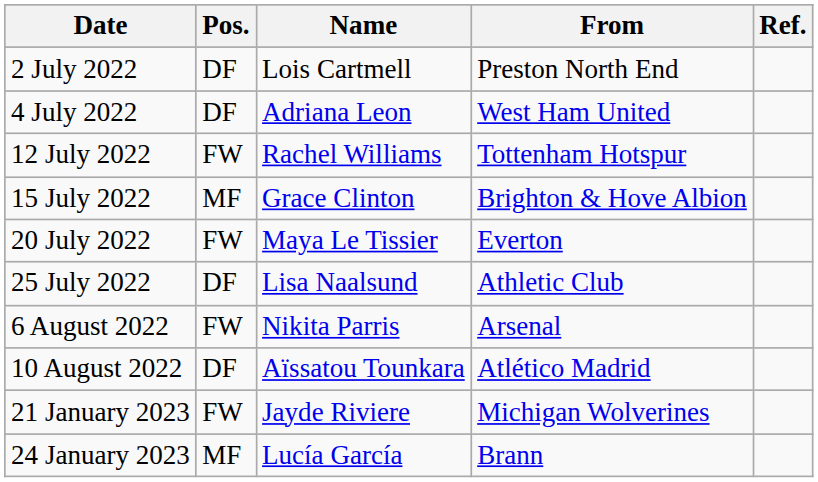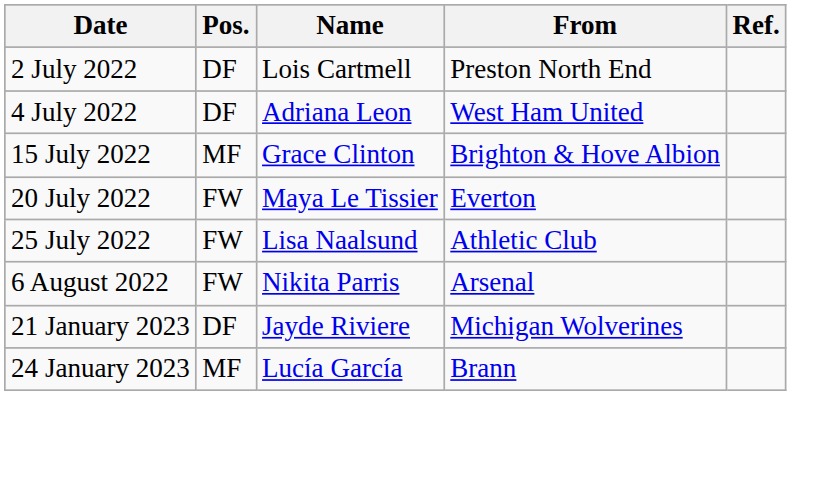- row: (81, 154)
(220, 283) DF -> (223, 240) FW
- row: (97, 369)
(223, 411) FW -> (220, 326) DF
